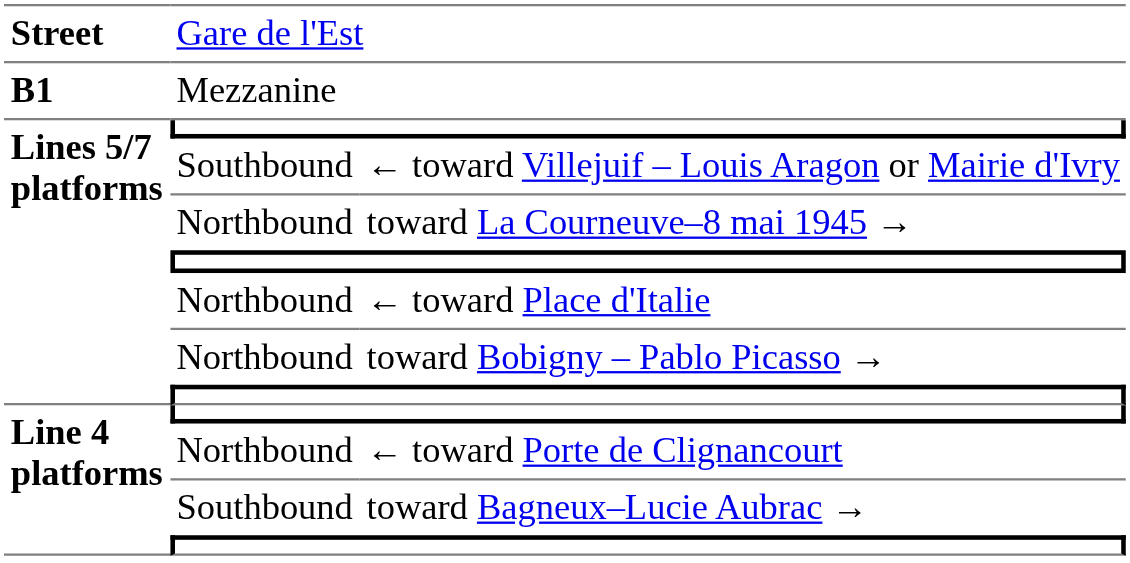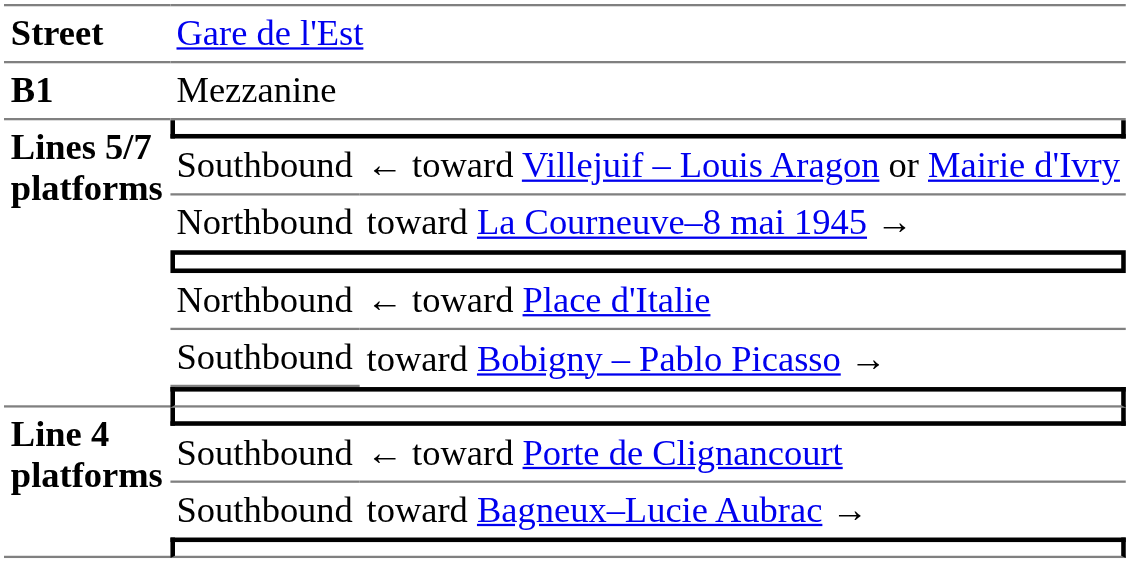(265, 356) Northbound -> (265, 356) Southbound
(265, 450) Northbound -> (265, 452) Southbound
